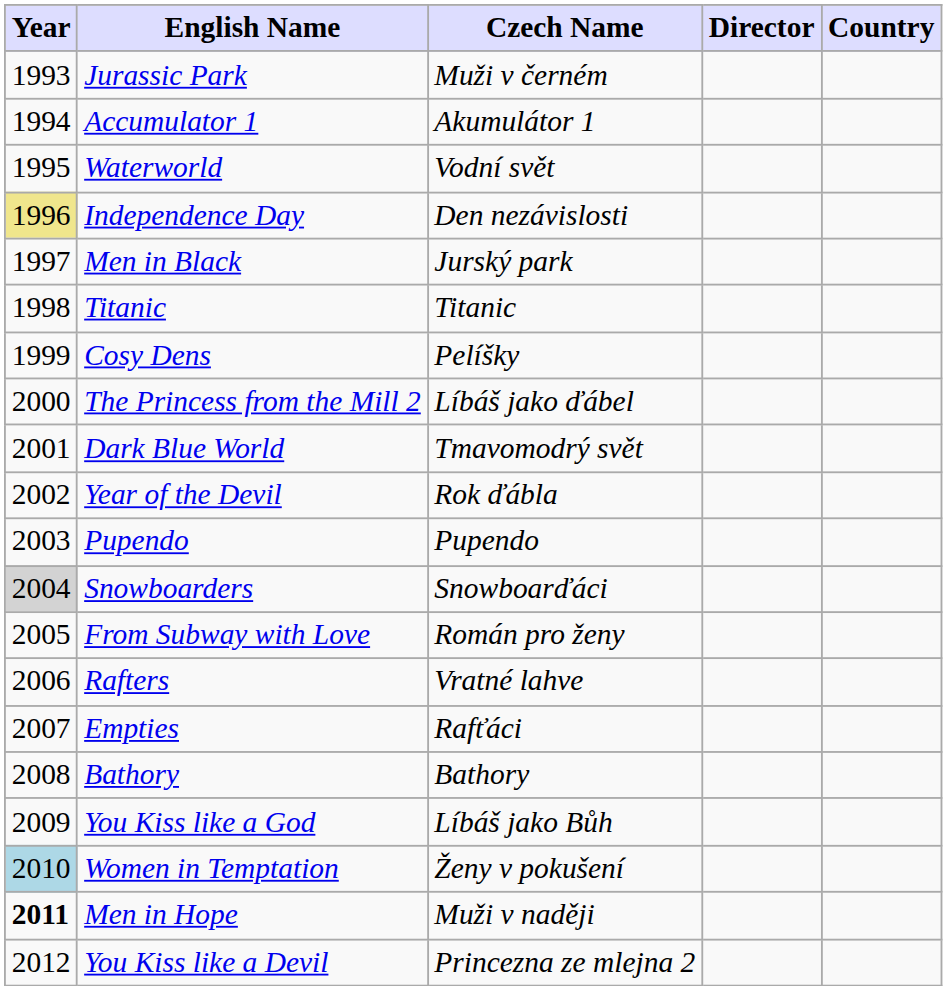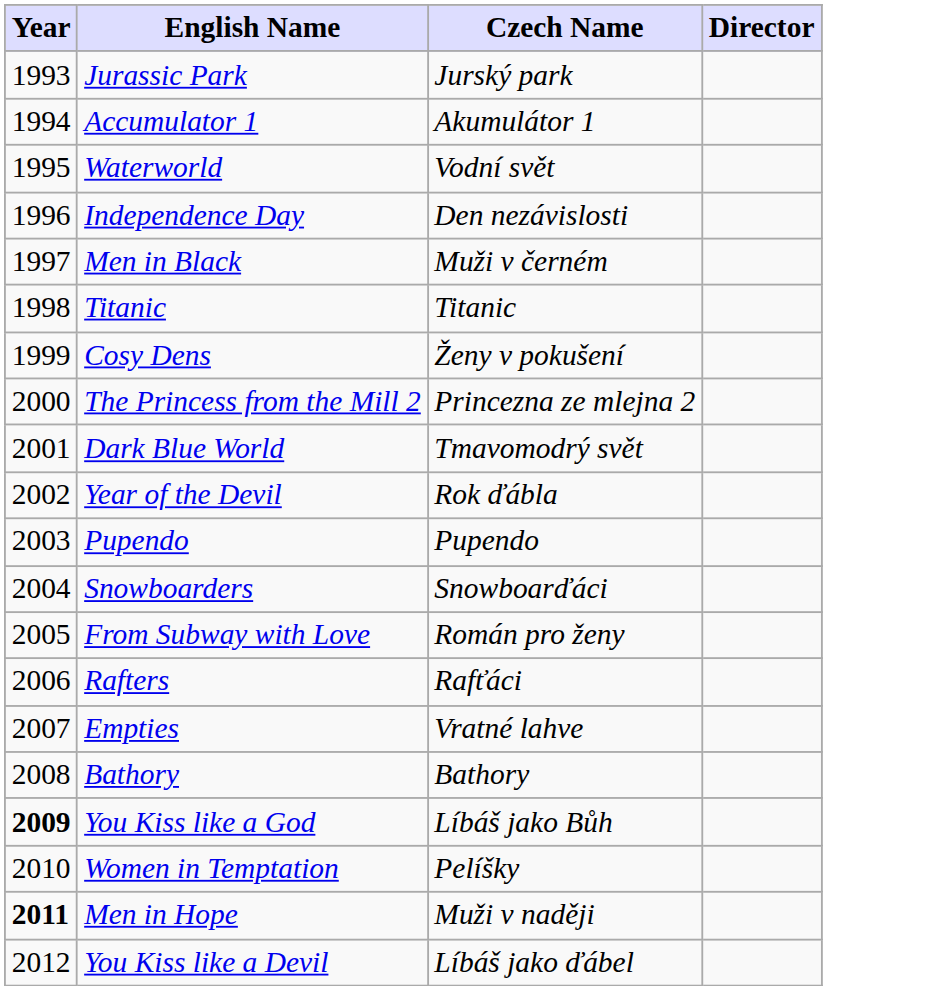- column: (881, 27)
(521, 74) Muži v černém -> (503, 74) Jurský park
(41, 214) khaki background -> (41, 214) no background
(503, 261) Jurský park -> (521, 261) Muži v černém
(477, 354) Pelíšky -> (529, 354) Ženy v pokušení
(534, 401) Líbáš jako ďábel -> (565, 401) Princezna ze mlejna 2
(41, 588) lightgrey background -> (41, 588) no background
(509, 681) Vratné lahve -> (478, 681) Rafťáci
(478, 728) Rafťáci -> (509, 728) Vratné lahve
(41, 821) normal -> (41, 821) bold
(41, 868) lightblue background -> (41, 868) no background
(529, 868) Ženy v pokušení -> (477, 868) Pelíšky
(565, 961) Princezna ze mlejna 2 -> (534, 961) Líbáš jako ďábel
